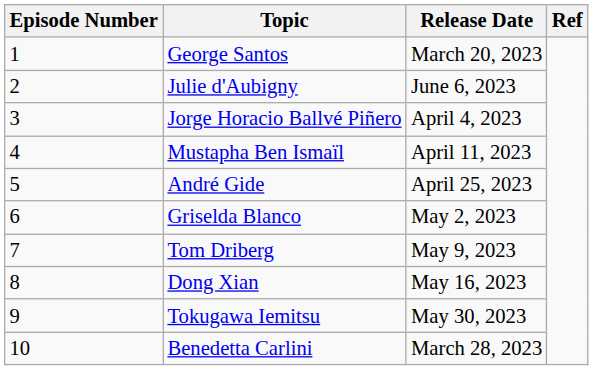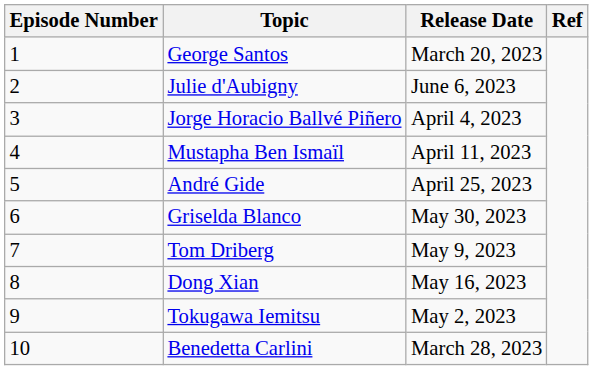(463, 217) May 2, 2023 -> (469, 217) May 30, 2023
(469, 315) May 30, 2023 -> (463, 315) May 2, 2023
